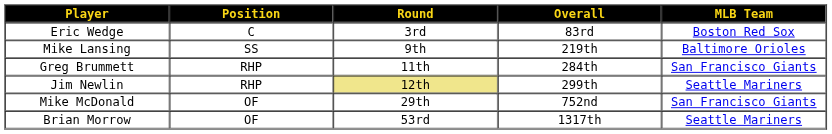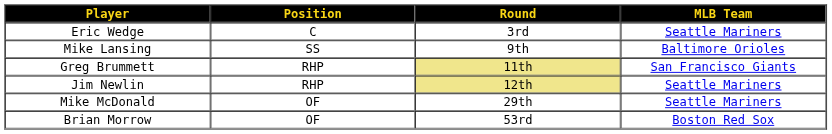- column: (580, 14)
(744, 31) Boston Red Sox -> (723, 31) Seattle Mariners
(415, 67) no background -> (518, 67) khaki background
(744, 102) San Francisco Giants -> (723, 102) Seattle Mariners
(744, 120) Seattle Mariners -> (723, 120) Boston Red Sox
